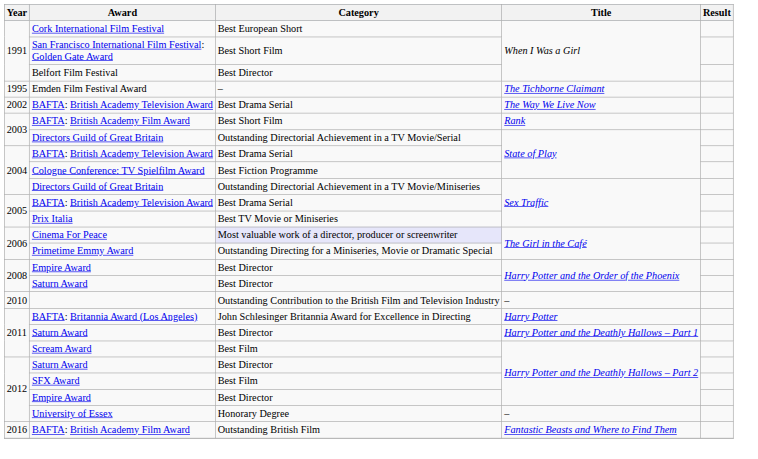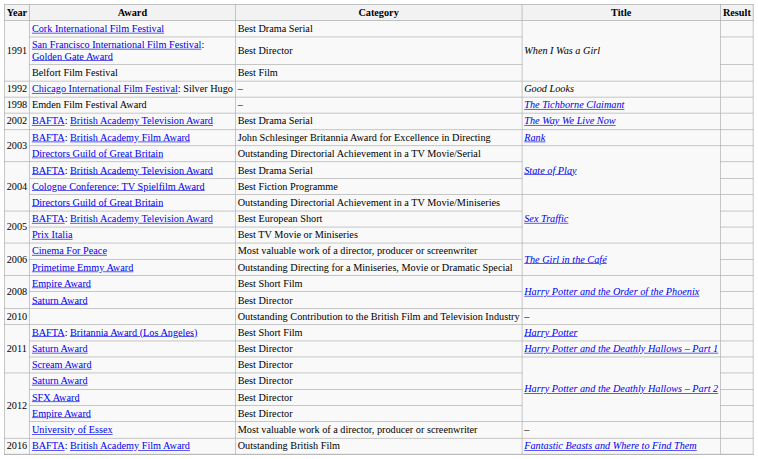(260, 28) Best European Short -> (275, 28) Best Drama Serial
(250, 50) Best Short Film -> (265, 50) Best Director
(245, 72) Best Director -> (258, 72) Best Film
+ row: (132, 89)
(17, 89) 1995 -> (17, 105) 1998
(250, 121) Best Short Film -> (364, 137) John Schlesinger Britannia Award for Excellence in Directing
(255, 202) Best Drama Serial -> (280, 219) Best European Short
(338, 235) lavender background -> (358, 251) no background
(245, 267) Best Director -> (270, 283) Best Short Film
(344, 316) John Schlesinger Britannia Award for Excellence in Directing -> (270, 332) Best Short Film
(238, 348) Best Film -> (265, 365) Best Director
(238, 381) Best Film -> (265, 397) Best Director
(253, 413) Honorary Degree -> (358, 430) Most valuable work of a director, producer or screenwriter
